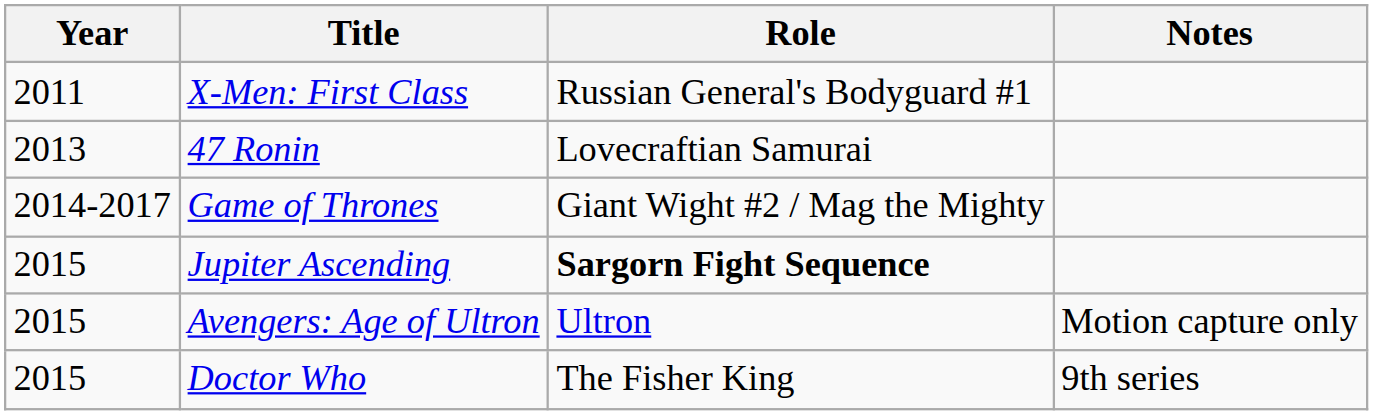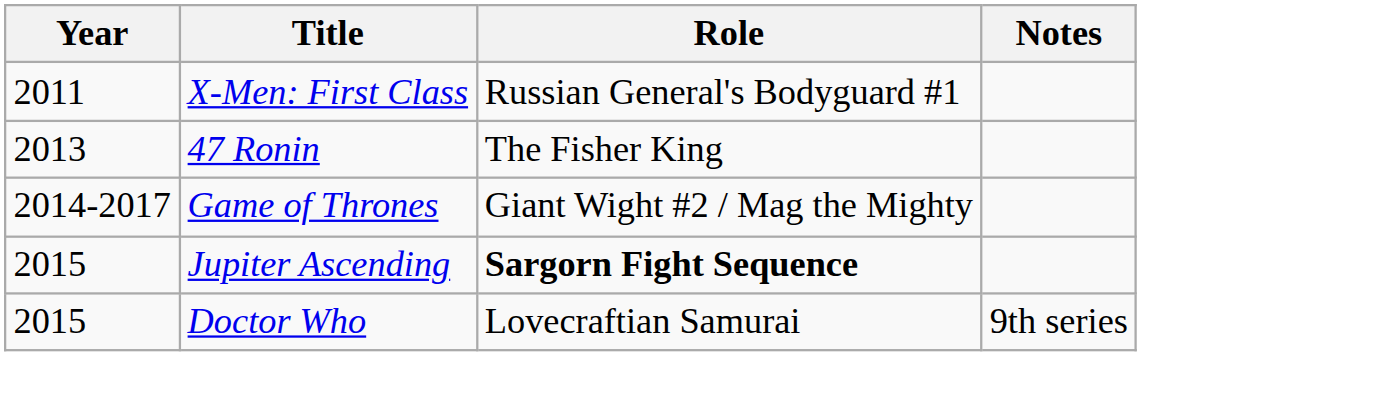(714, 148) Lovecraftian Samurai -> (604, 148) The Fisher King
- row: (364, 321)
(675, 378) The Fisher King -> (643, 321) Lovecraftian Samurai
